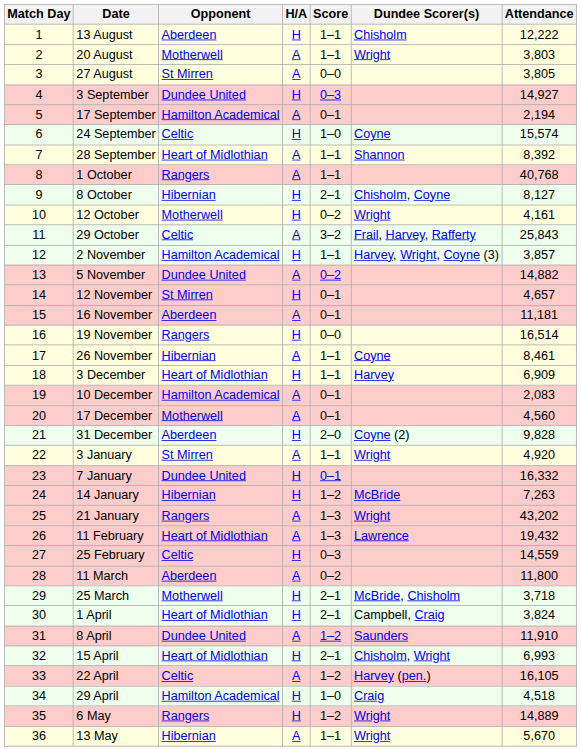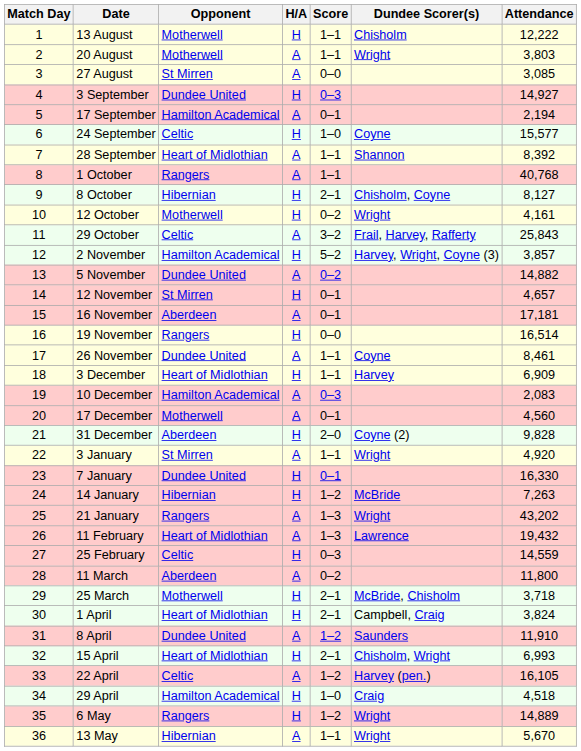(189, 34) Aberdeen -> (192, 34) Motherwell
(539, 74) 3,805 -> (539, 74) 3,085
(539, 134) 15,574 -> (539, 134) 15,577
(331, 255) 1–1 -> (331, 255) 5–2
(539, 315) 11,181 -> (539, 315) 17,181
(189, 355) Hibernian -> (204, 355) Dundee United
(331, 395) 0–1 -> (331, 395) 0–3
(539, 475) 16,332 -> (539, 475) 16,330
